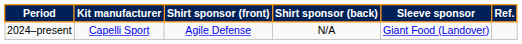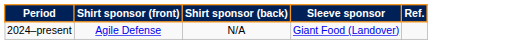- column: (119, 13)
